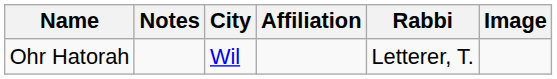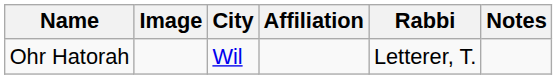columns swapped: (515, 21) <-> (170, 21)
